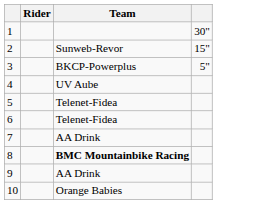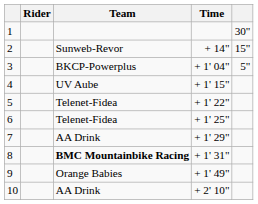+ column: (212, 13)
(78, 173) AA Drink -> (89, 173) Orange Babies
(89, 191) Orange Babies -> (78, 191) AA Drink
